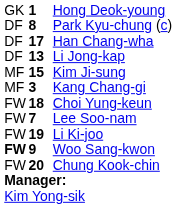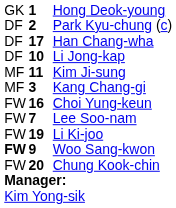(32, 25) 8 -> (32, 25) 2
(36, 56) 13 -> (36, 56) 10
(36, 72) 15 -> (36, 72) 11
(36, 103) 18 -> (36, 103) 16
